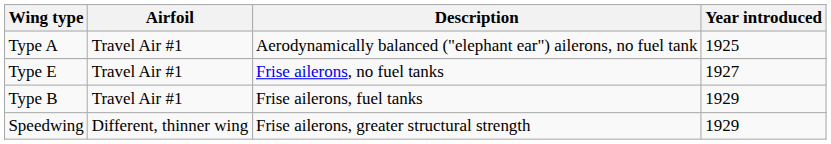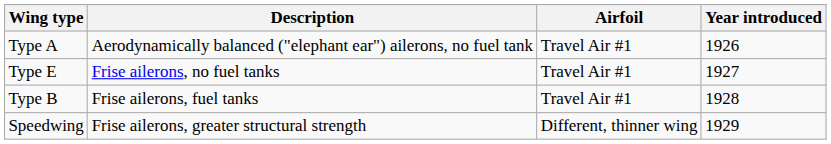columns swapped: (170, 17) <-> (477, 17)
(722, 44) 1925 -> (722, 44) 1926
(722, 98) 1929 -> (722, 98) 1928
